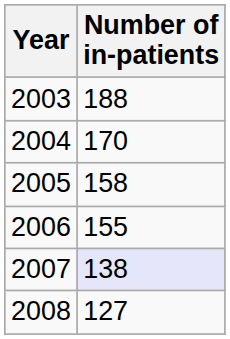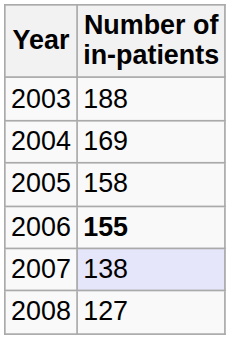(106, 141) 170 -> (106, 141) 169
(106, 226) normal -> (106, 226) bold
